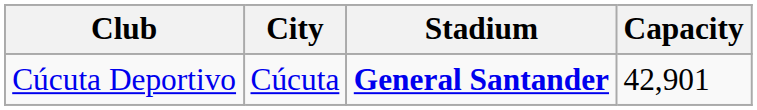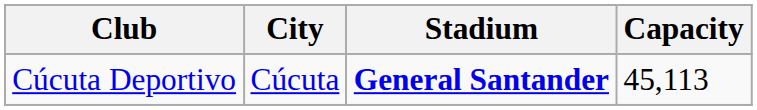(667, 79) 42,901 -> (666, 79) 45,113
